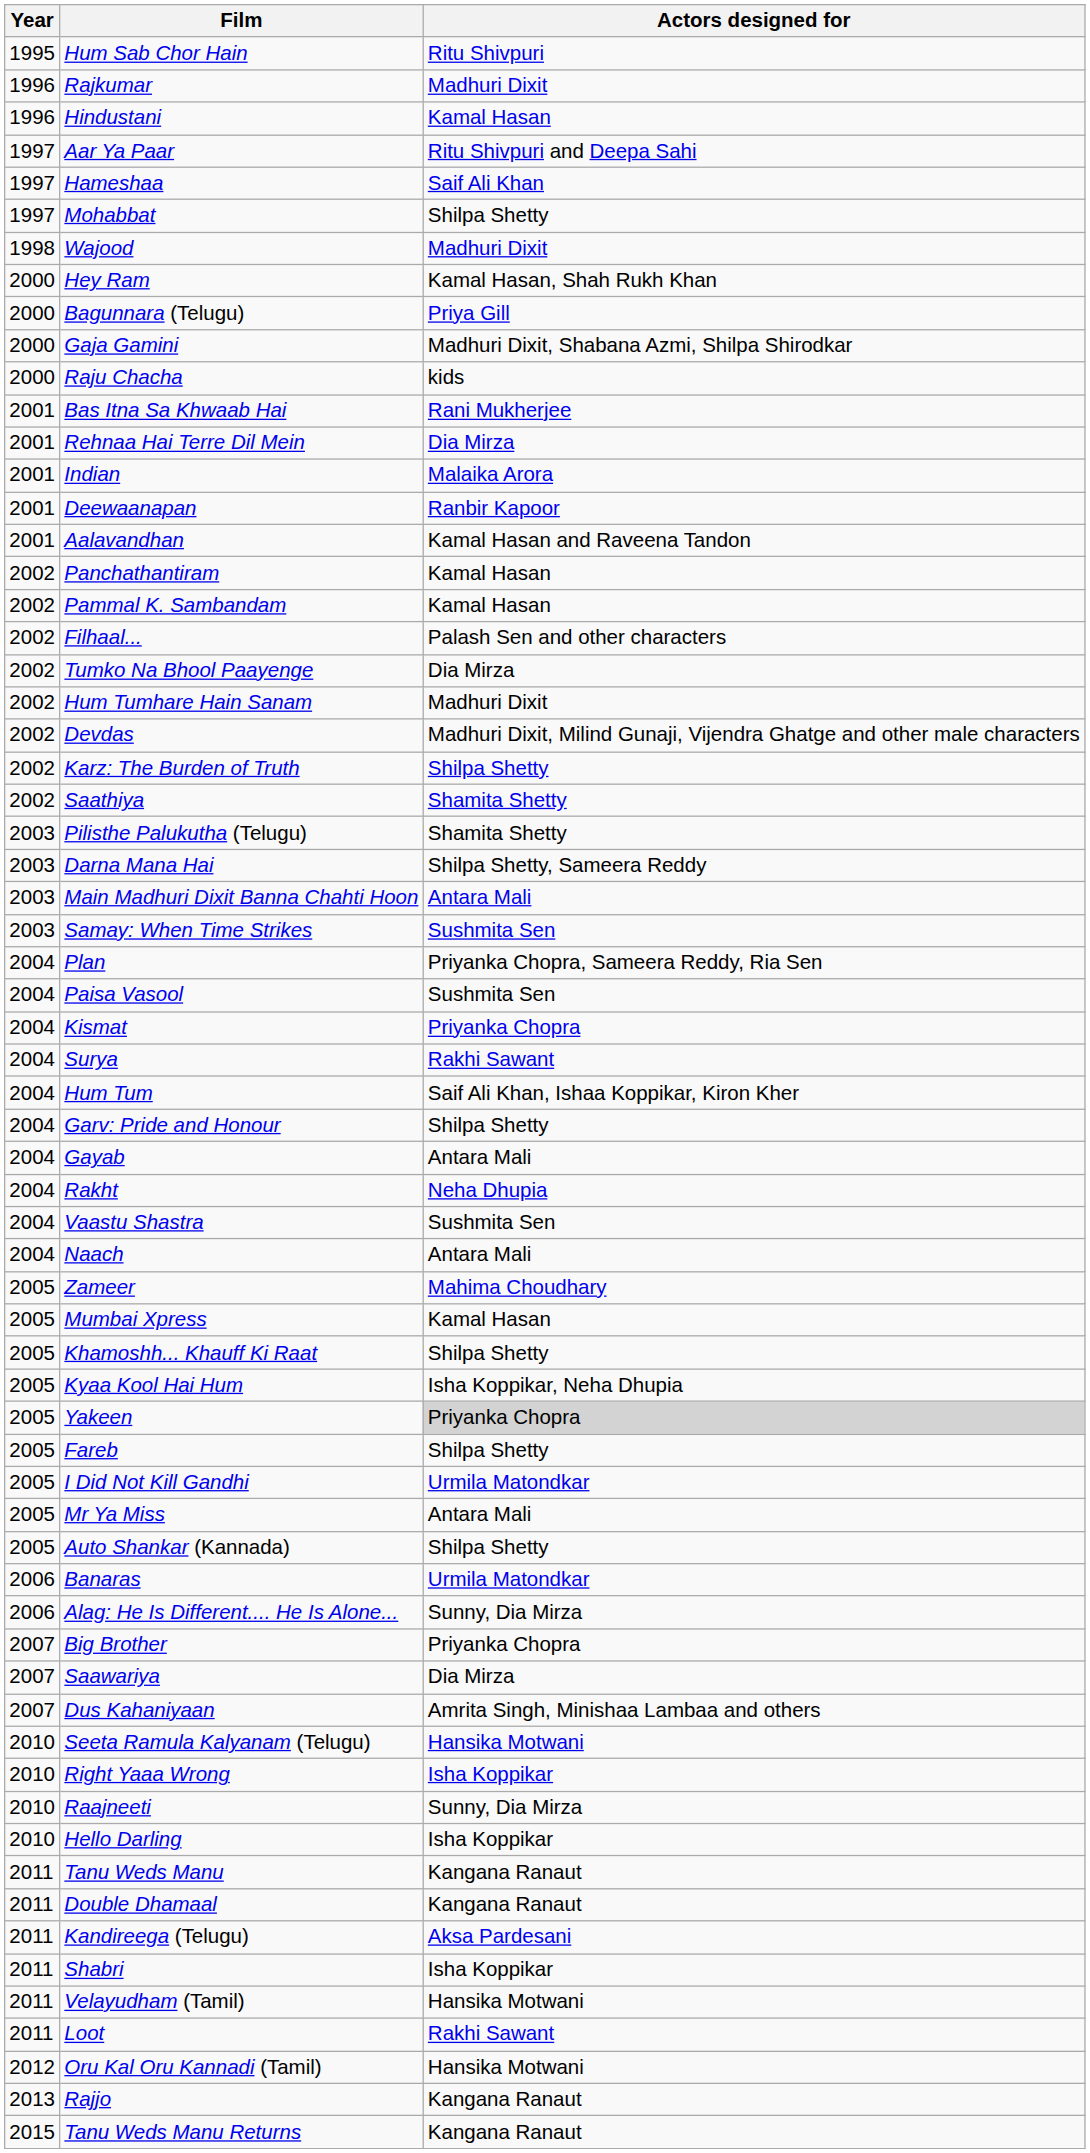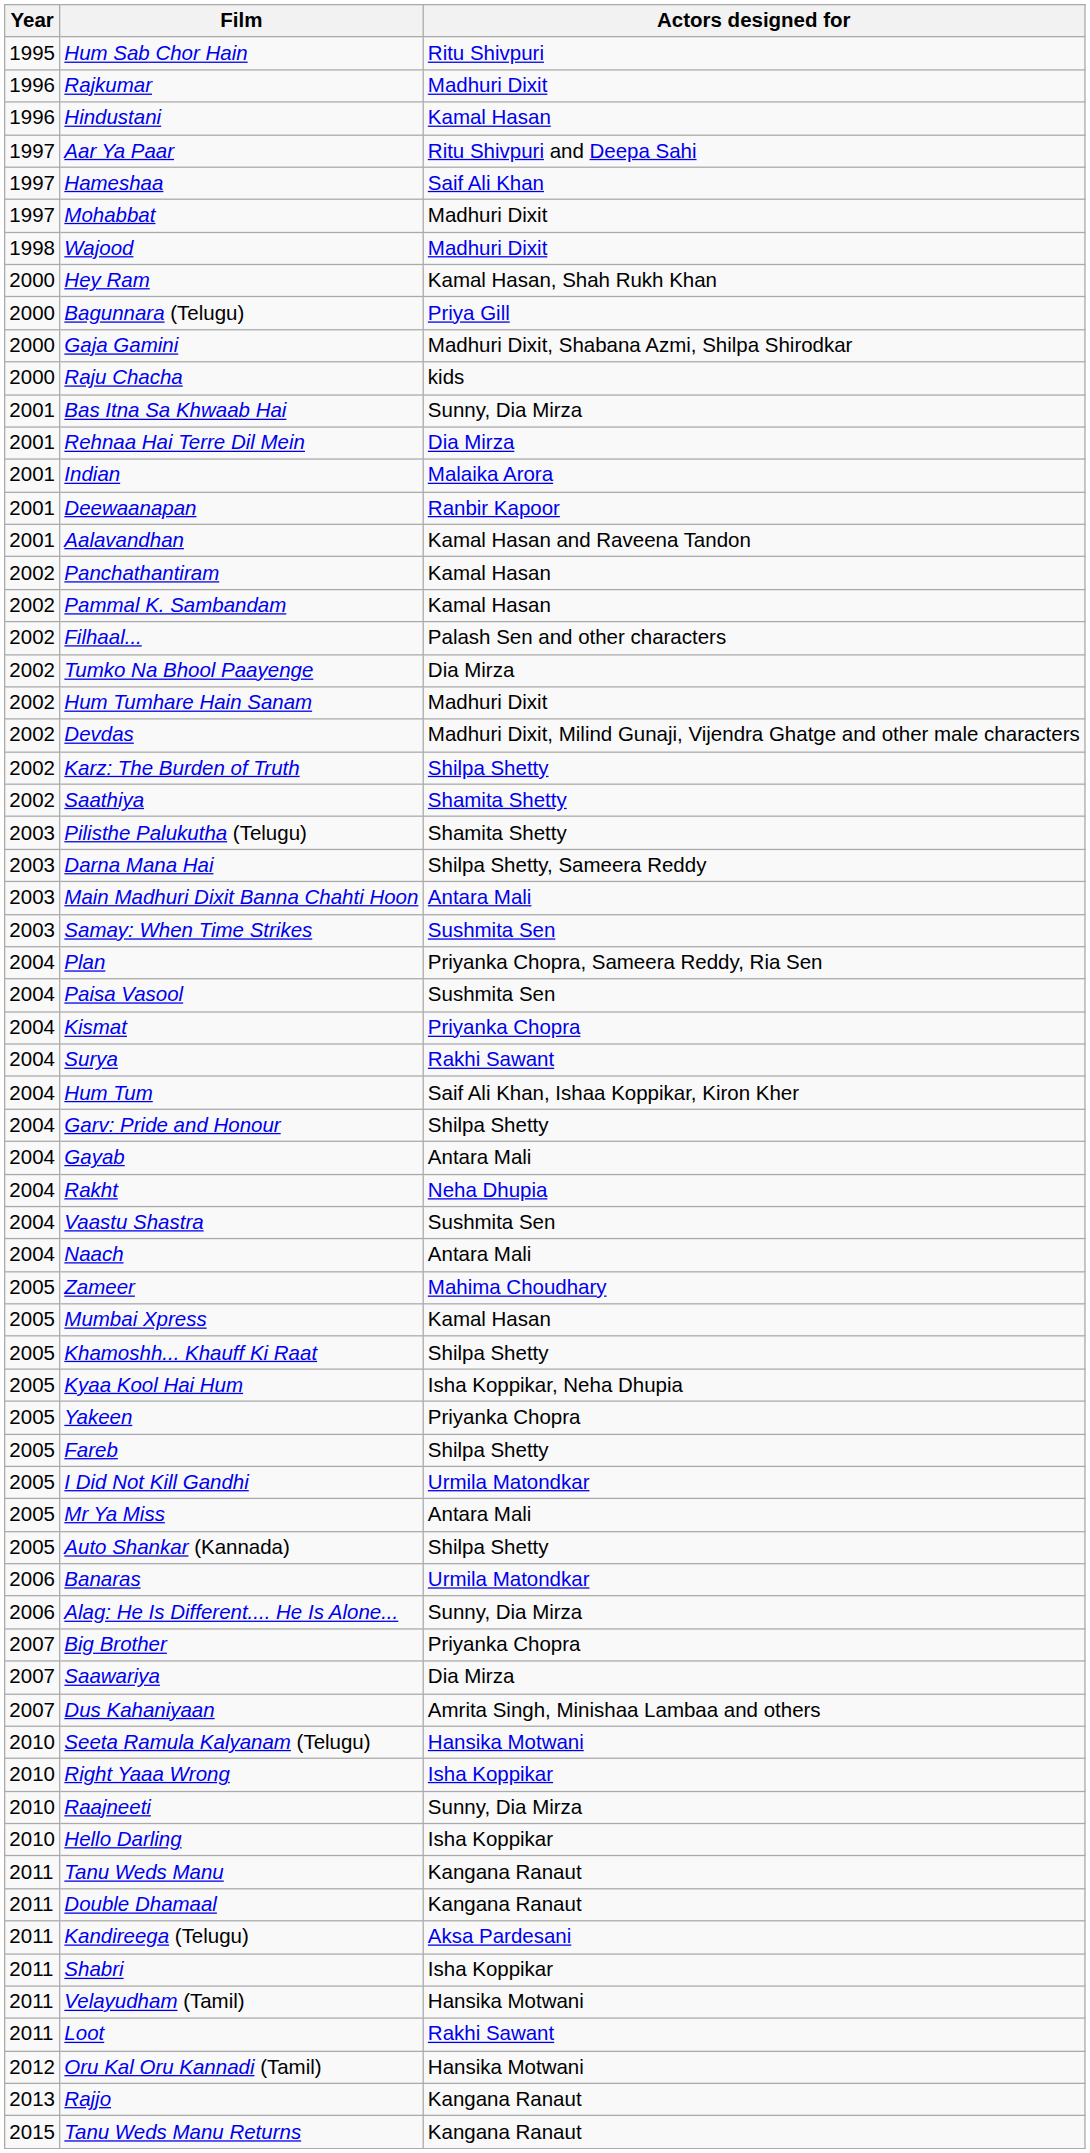(488, 215) Shilpa Shetty -> (488, 215) Madhuri Dixit
(500, 410) Rani Mukherjee -> (505, 410) Sunny, Dia Mirza
(504, 1417) lightgrey background -> (504, 1417) no background
